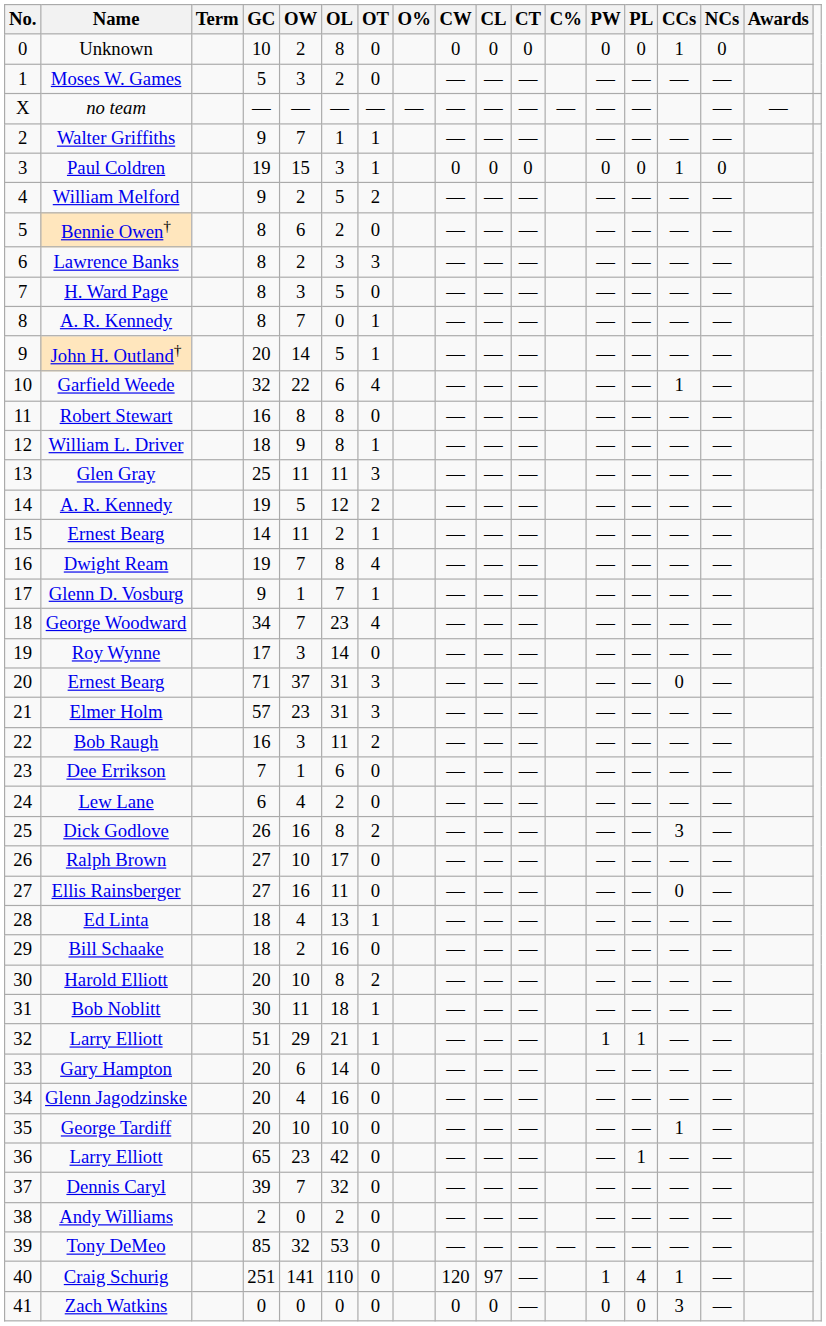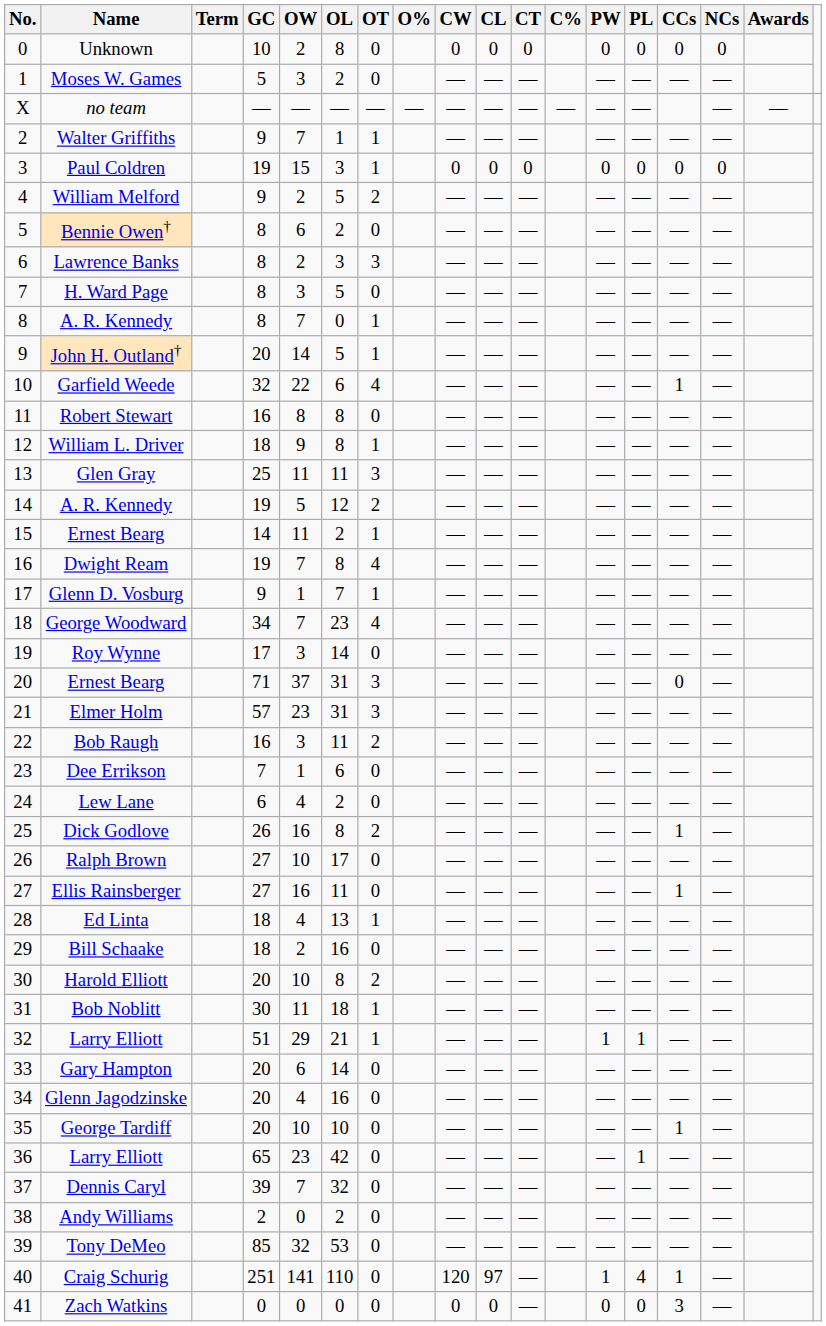(679, 49) 1 -> (679, 49) 0
(679, 167) 1 -> (679, 167) 0
(679, 831) 3 -> (679, 831) 1
(679, 890) 0 -> (679, 890) 1
